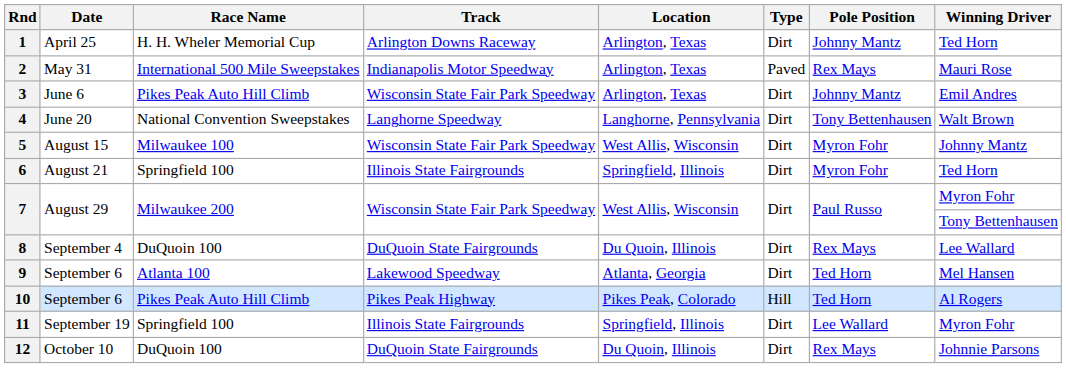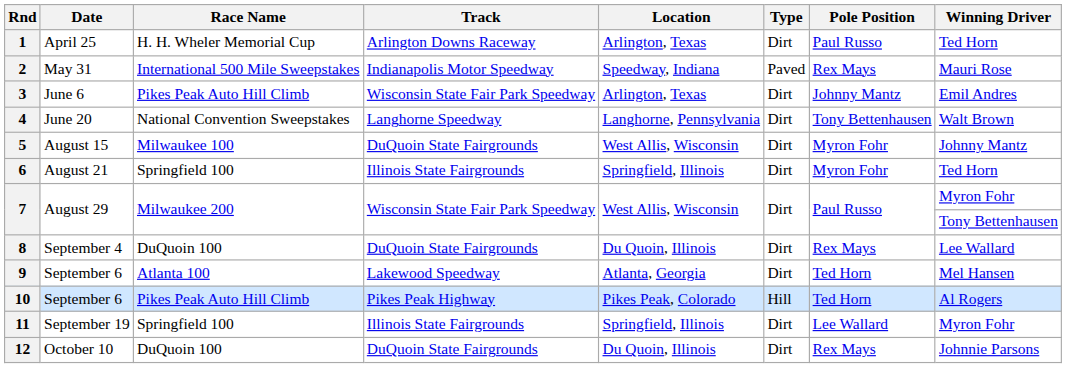(857, 42) Johnny Mantz -> (847, 42) Paul Russo
(654, 68) Arlington, Texas -> (661, 68) Speedway, Indiana
(481, 144) Wisconsin State Fair Park Speedway -> (452, 144) DuQuoin State Fairgrounds
